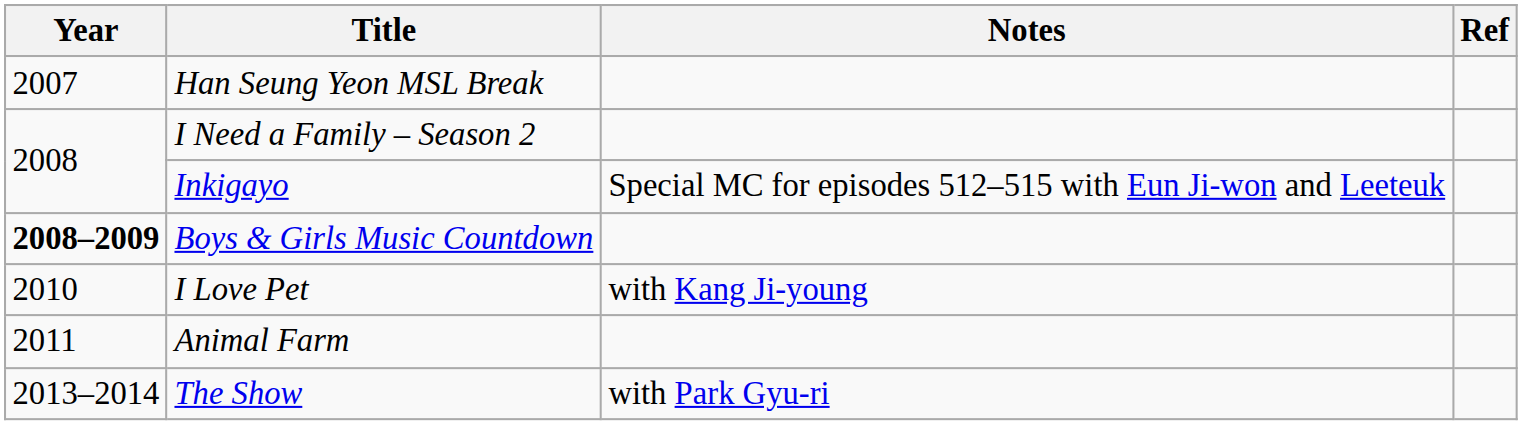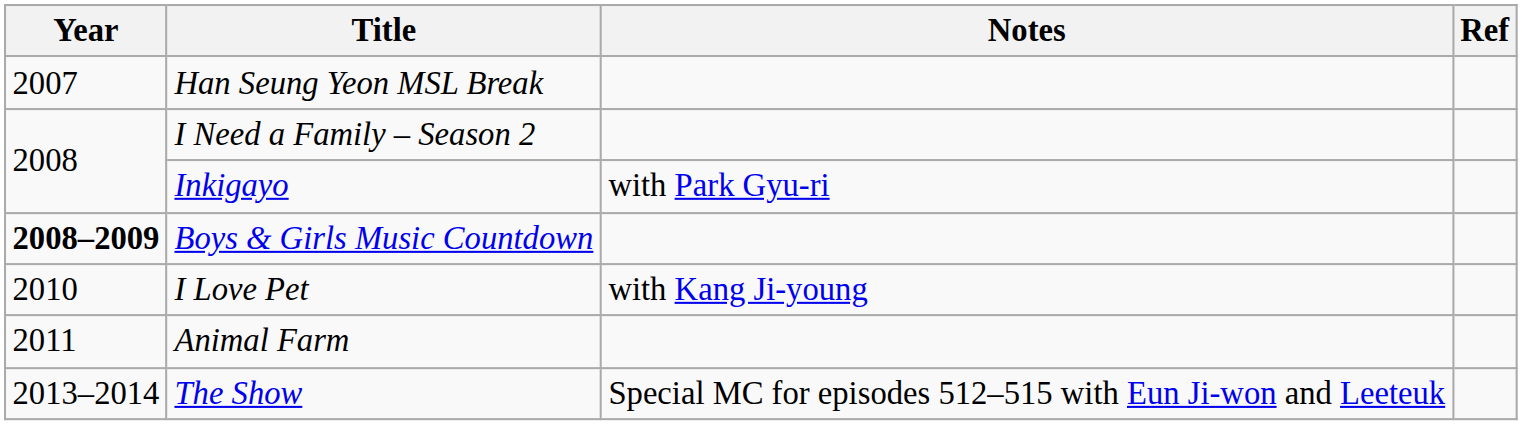(1027, 185) Special MC for episodes 512–515 with Eun Ji-won and Leeteuk -> (719, 185) with Park Gyu-ri
(719, 392) with Park Gyu-ri -> (1027, 392) Special MC for episodes 512–515 with Eun Ji-won and Leeteuk
